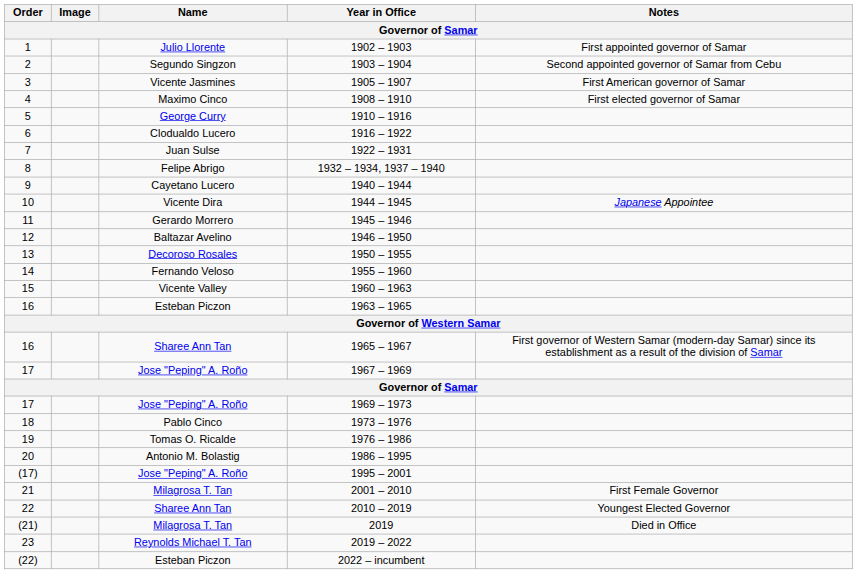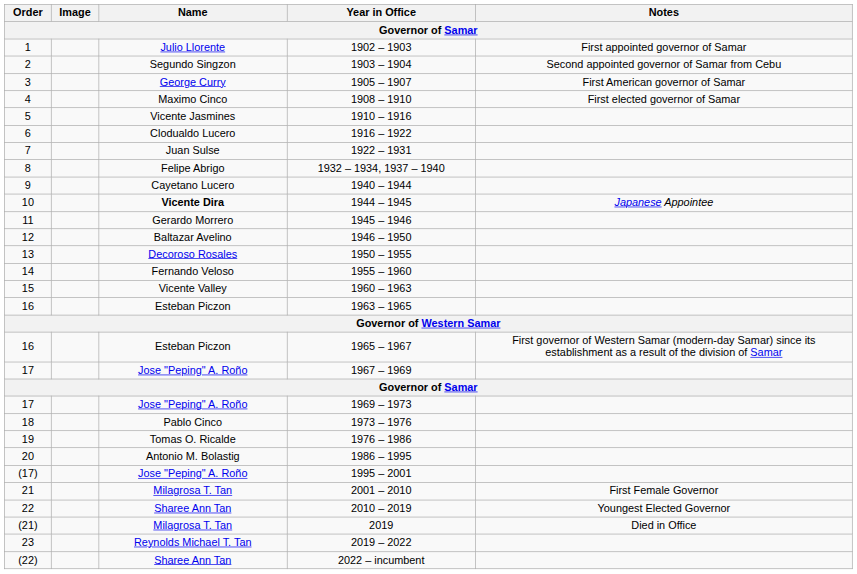(193, 82) Vicente Jasmines -> (193, 82) George Curry
(193, 116) George Curry -> (193, 116) Vicente Jasmines
(193, 202) normal -> (193, 202) bold
(193, 347) Sharee Ann Tan -> (193, 347) Esteban Piczon
(193, 560) Esteban Piczon -> (193, 560) Sharee Ann Tan
